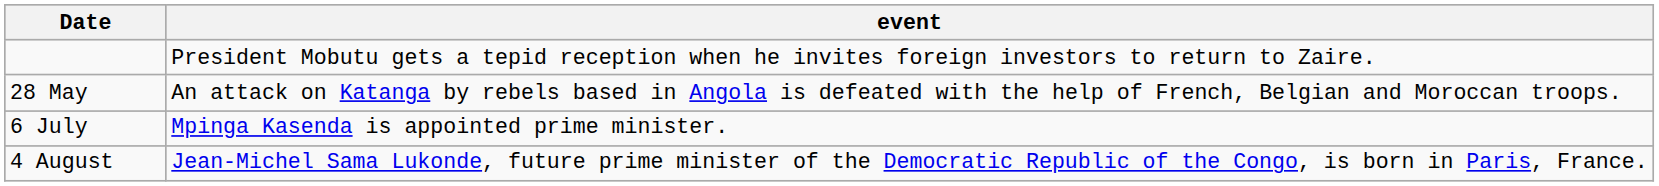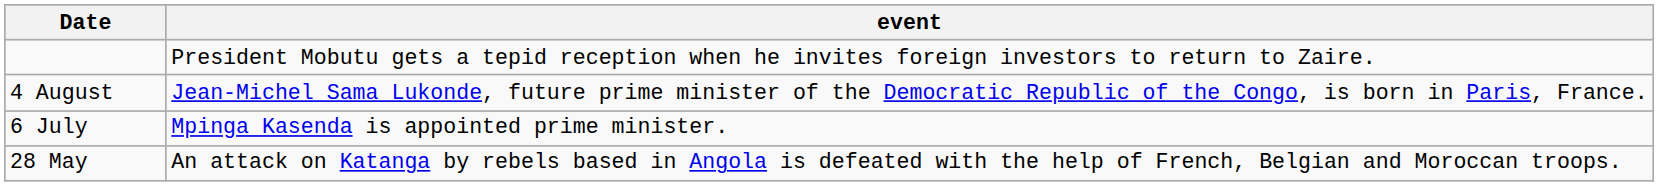rows swapped: (49, 93) <-> (62, 163)
